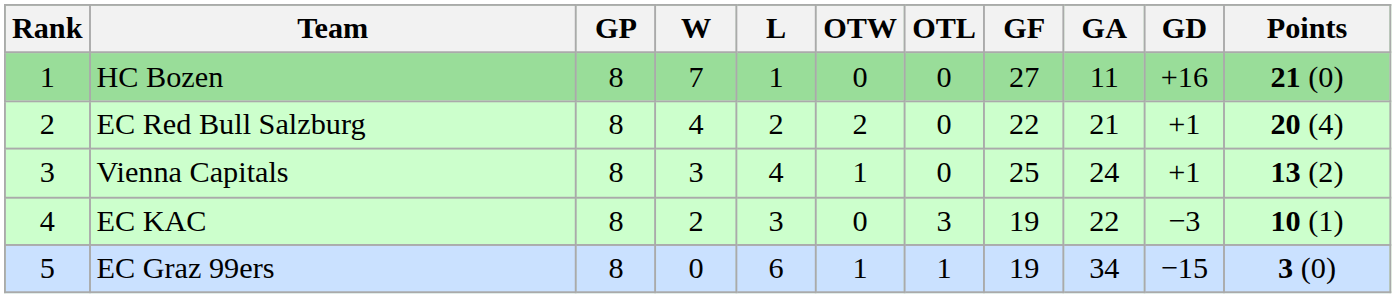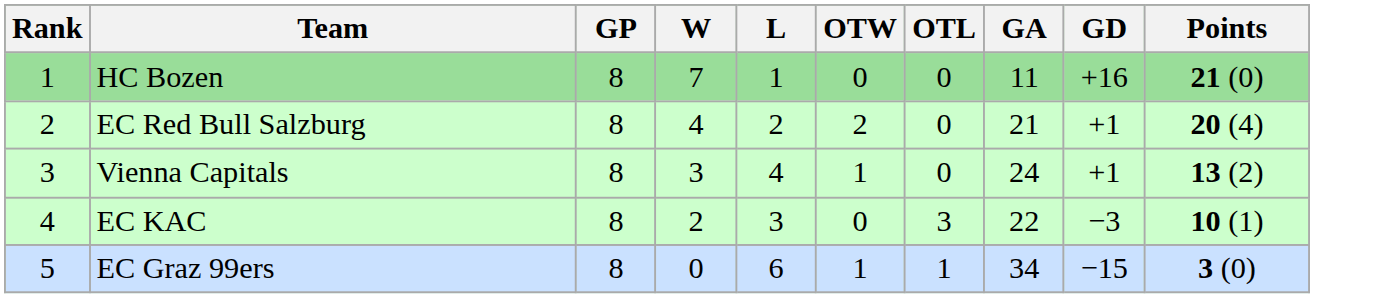- column: (1024, 28)
